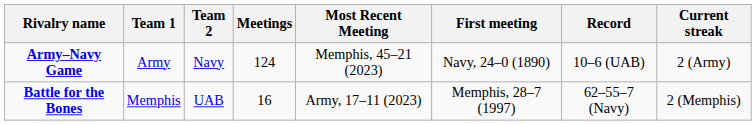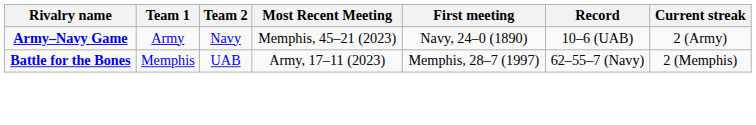- column: (264, 23)
